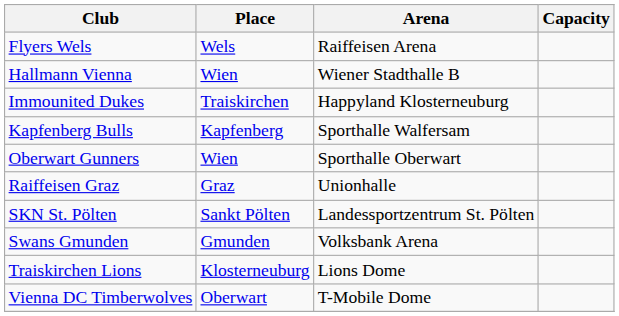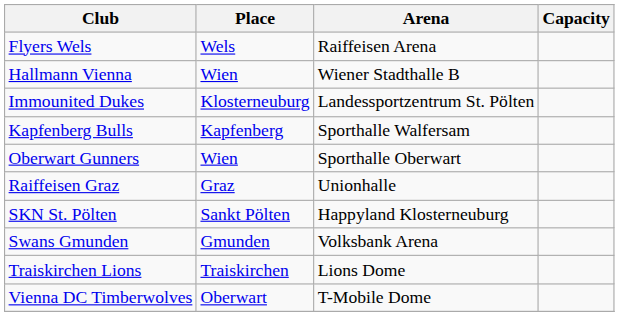(245, 102) Traiskirchen -> (255, 102) Klosterneuburg
(413, 102) Happyland Klosterneuburg -> (426, 102) Landessportzentrum St. Pölten
(426, 213) Landessportzentrum St. Pölten -> (413, 213) Happyland Klosterneuburg
(255, 269) Klosterneuburg -> (245, 269) Traiskirchen
